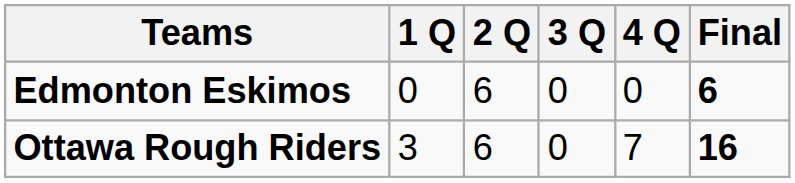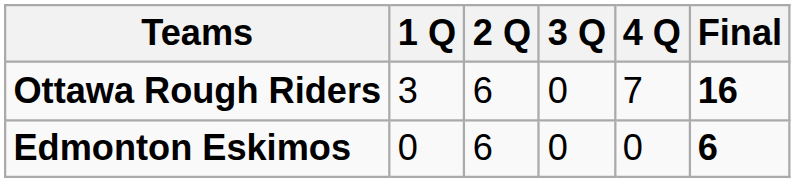rows swapped: (197, 147) <-> (182, 90)
